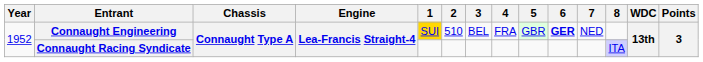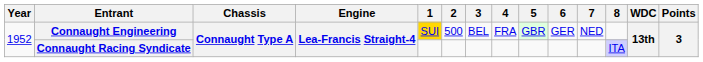(454, 31) 510 -> (454, 31) 500
(563, 31) bold -> (563, 31) normal
